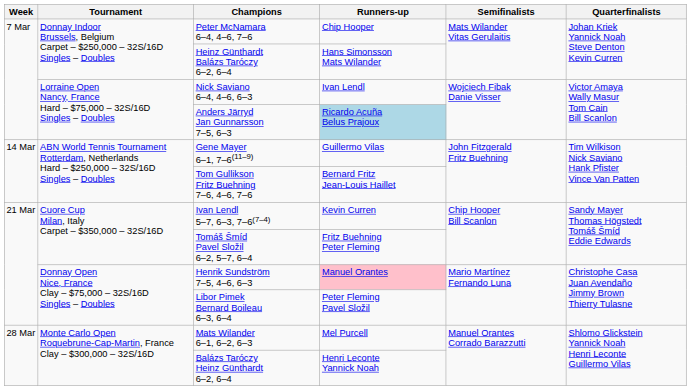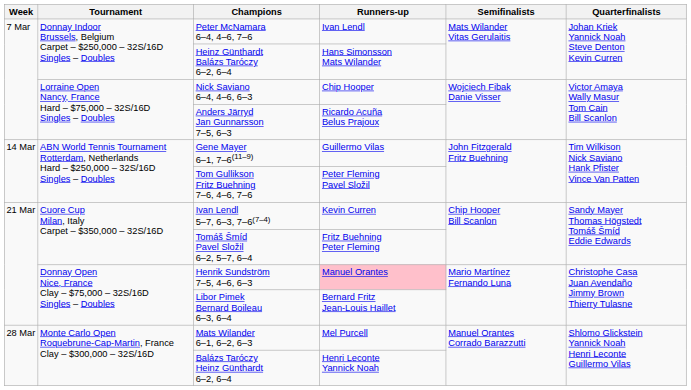(348, 27) Chip Hooper -> (343, 27) Ivan Lendl
(343, 87) Ivan Lendl -> (348, 87) Chip Hooper
(352, 117) lightblue background -> (352, 117) no background
(359, 180) Bernard Fritz Jean-Louis Haillet -> (351, 180) Peter Fleming Pavel Složil
(351, 302) Peter Fleming Pavel Složil -> (359, 302) Bernard Fritz Jean-Louis Haillet
